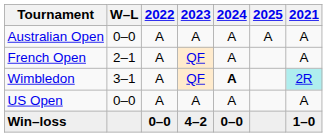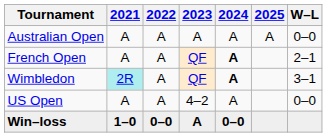columns swapped: (304, 15) <-> (124, 15)
(232, 57) normal -> (233, 57) bold
(196, 100) A -> (197, 100) 4–2
(196, 121) 4–2 -> (197, 121) A
